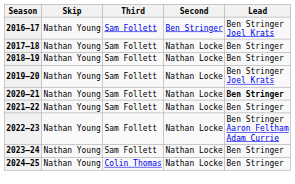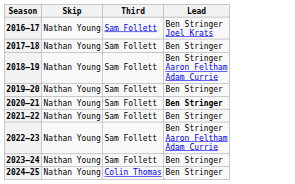- column: (194, 11)
(255, 59) Ben Stringer -> (197, 68) Ben Stringer Aaron Feltham Adam Currie
(255, 76) Ben Stringer Joel Krats -> (194, 90) Ben Stringer
